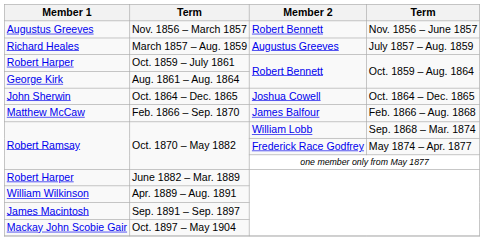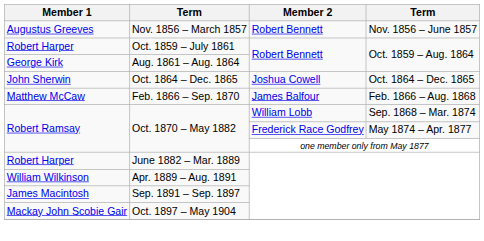- row: (189, 46)
